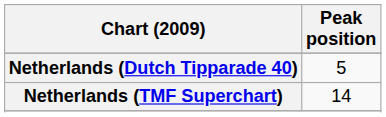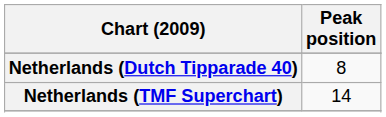(341, 67) 5 -> (341, 67) 8
